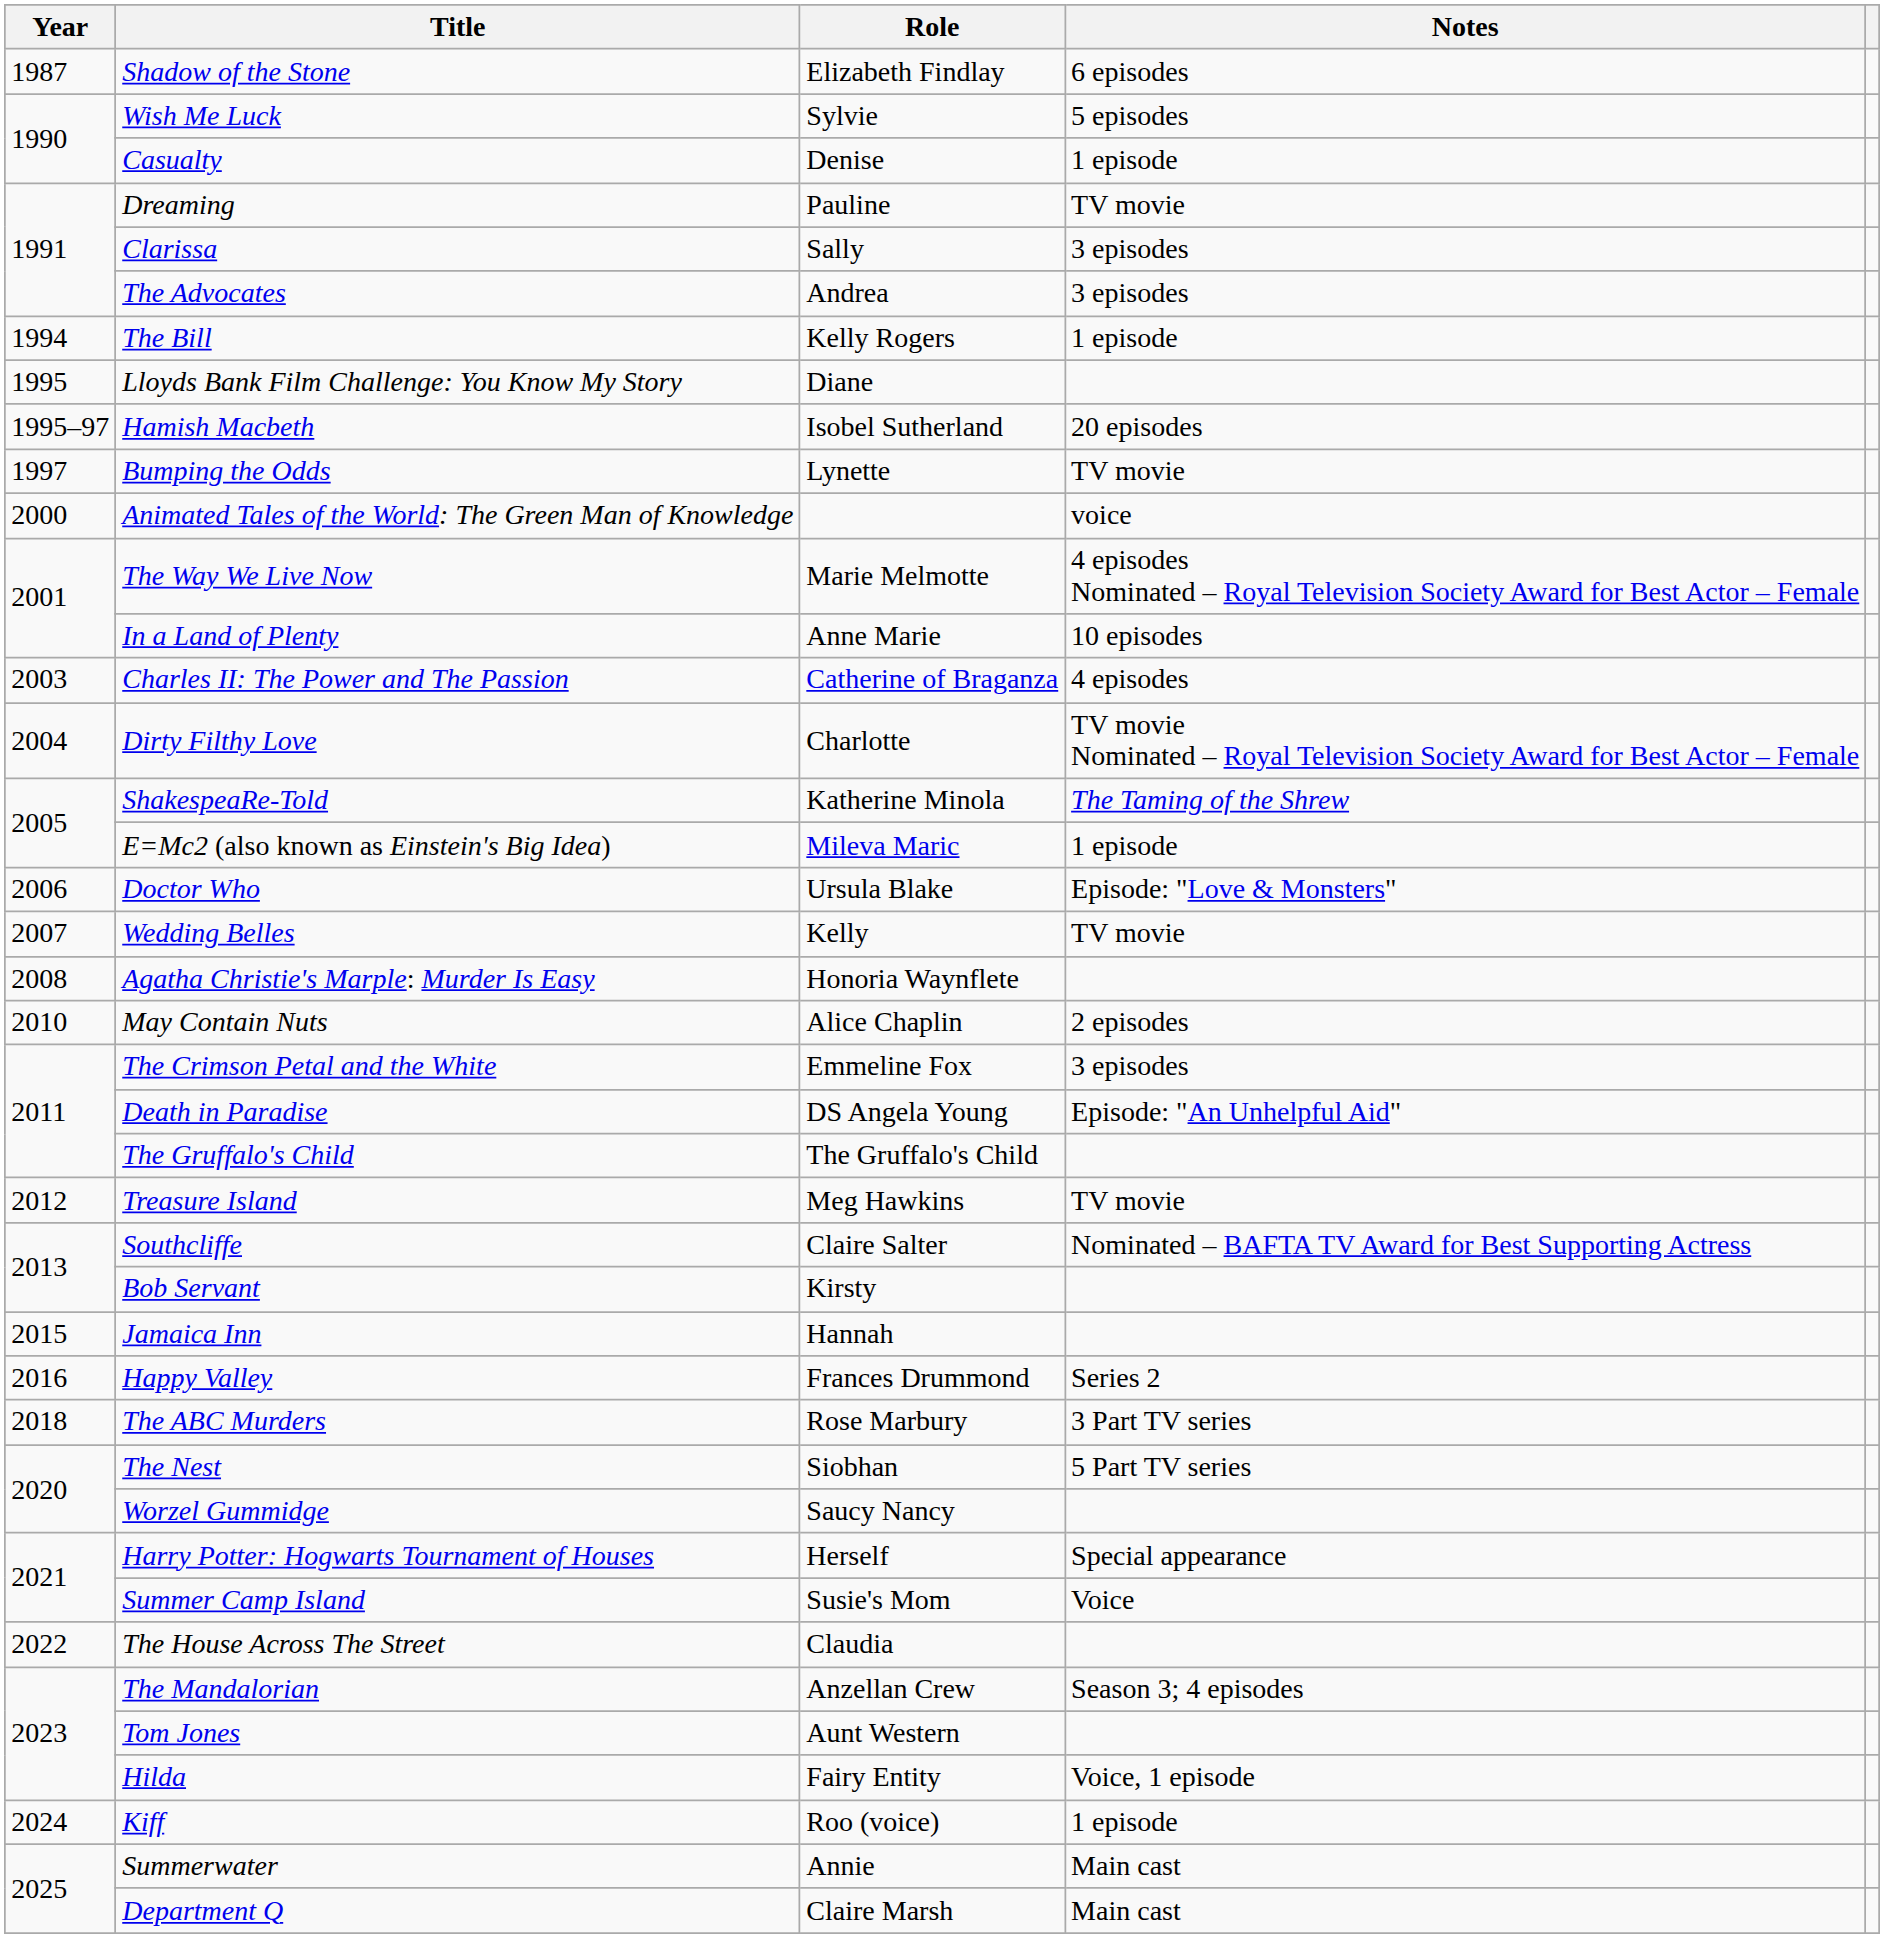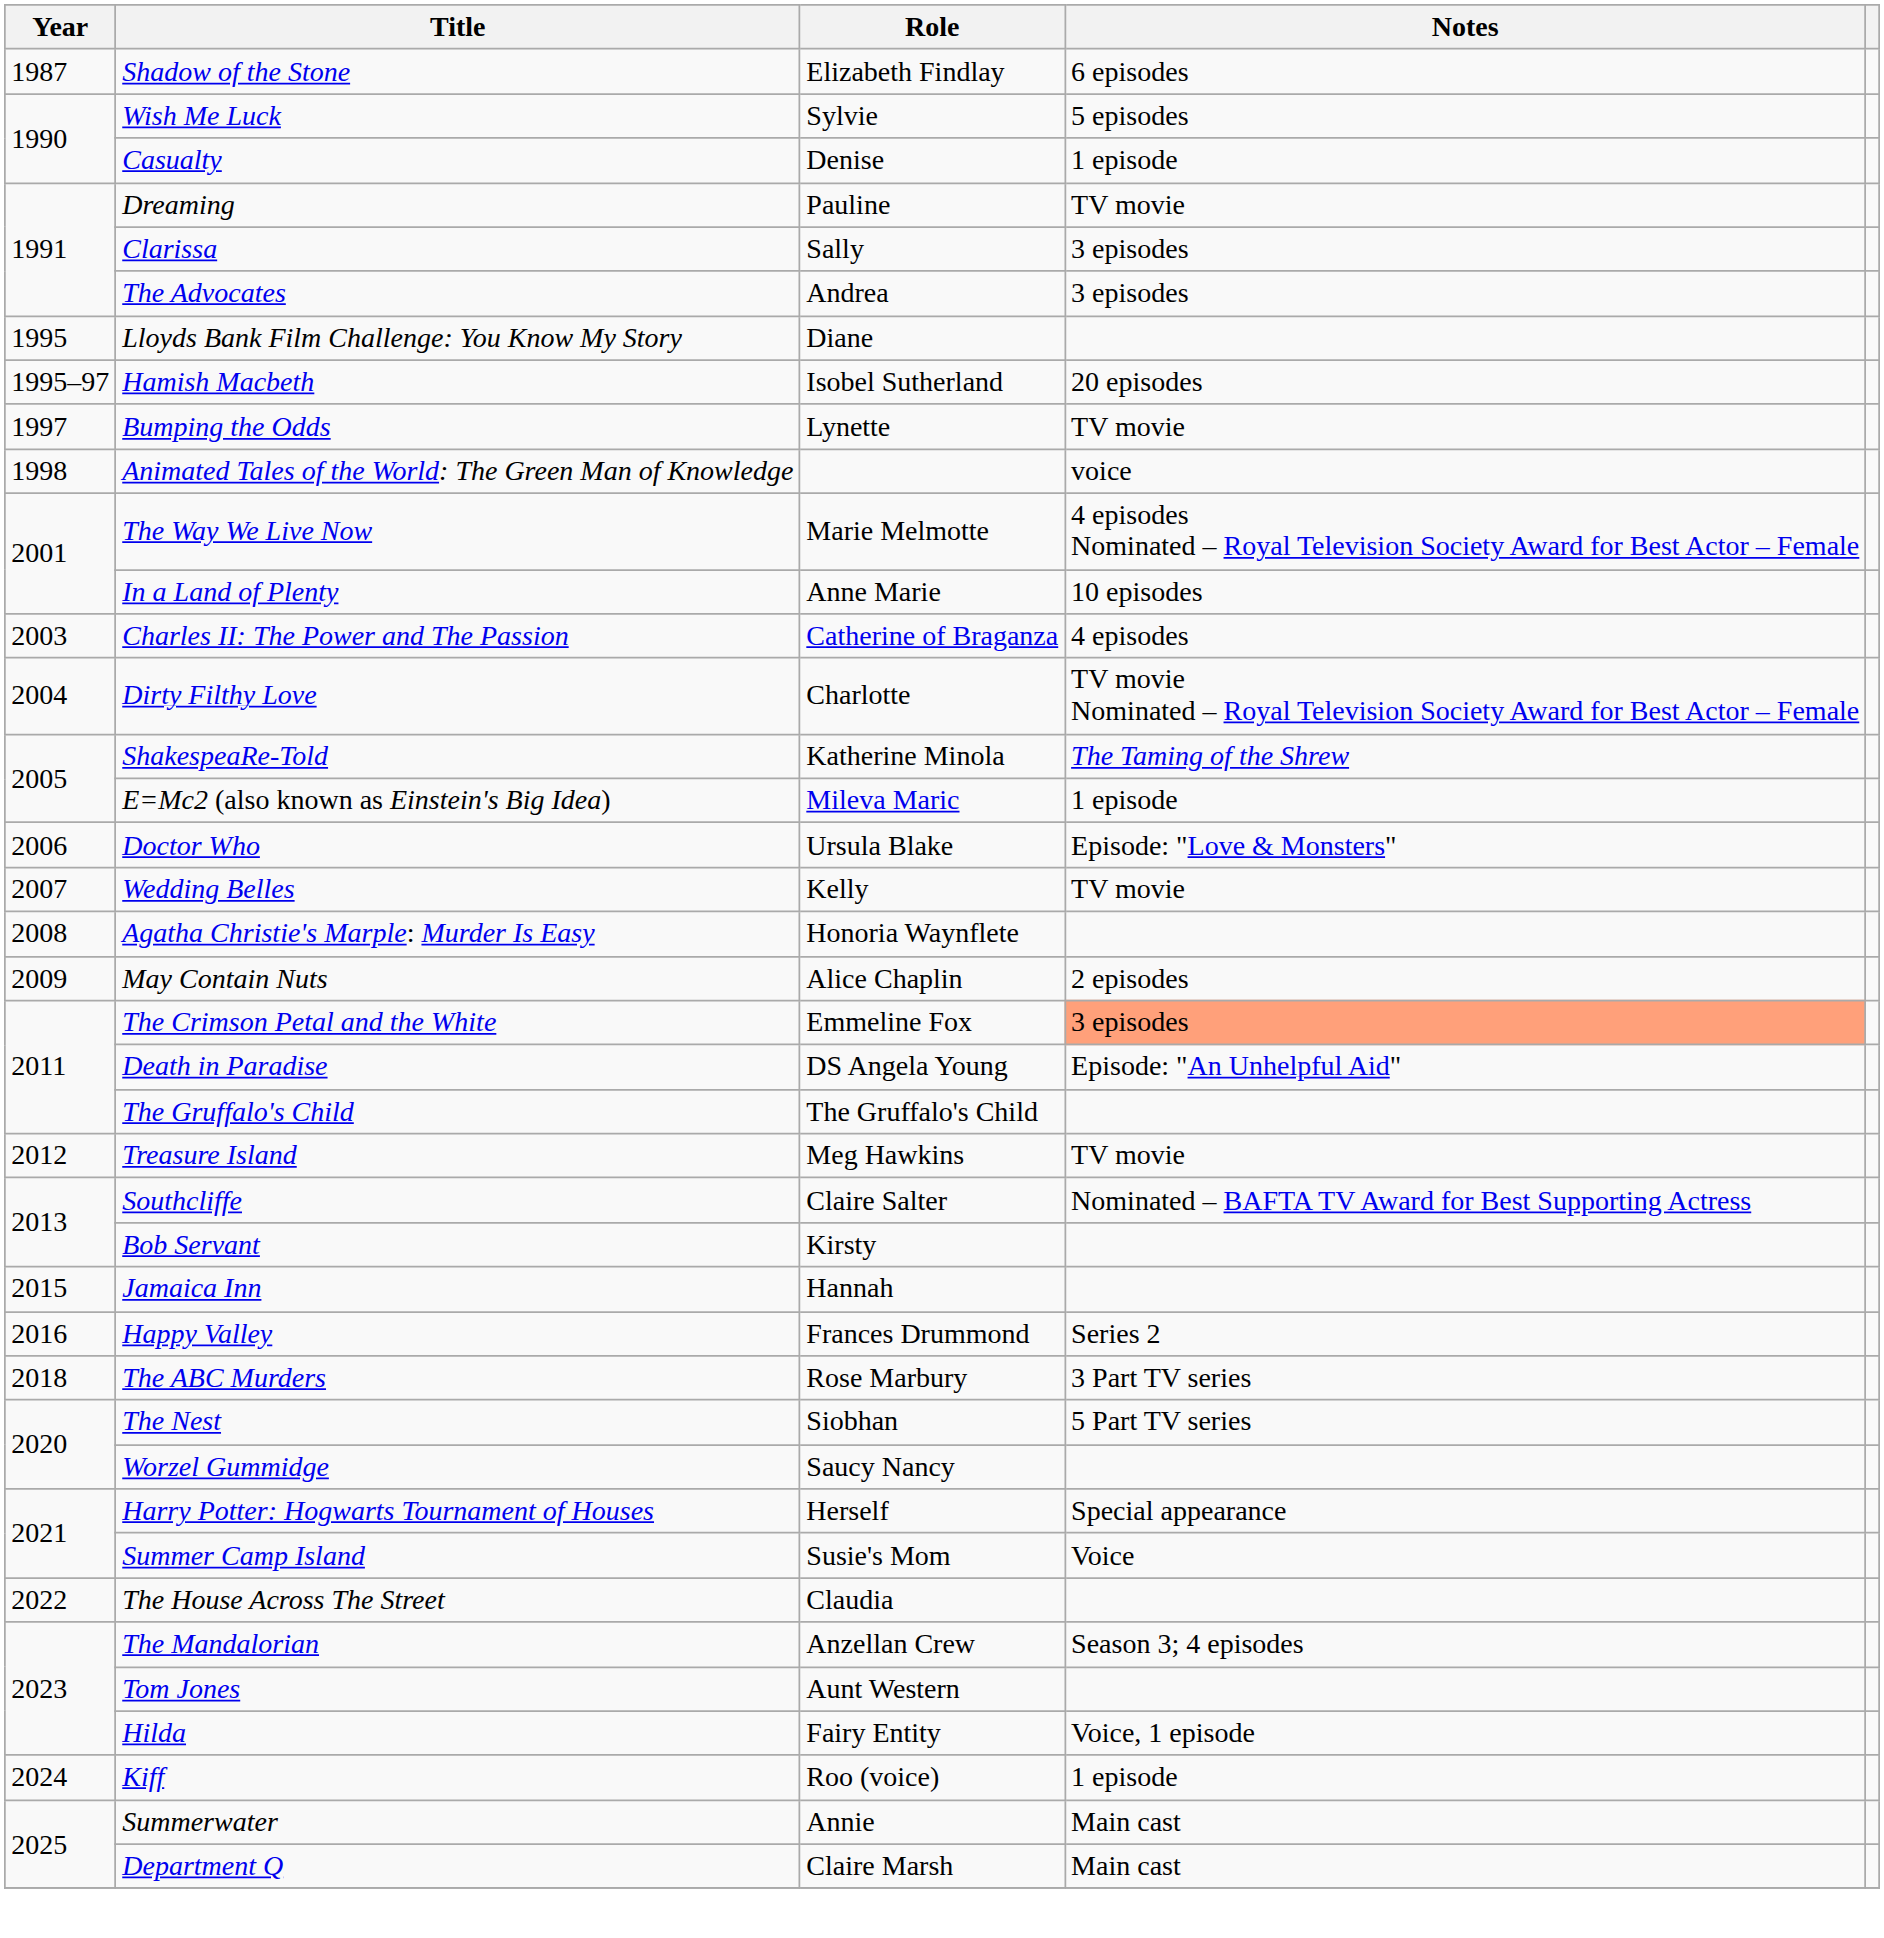- row: (167, 337)
(39, 515) 2000 -> (39, 470) 1998
(39, 1022) 2010 -> (39, 977) 2009
(1130, 1066) no background -> (1130, 1022) lightsalmon background
